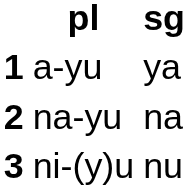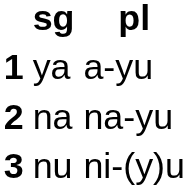columns swapped: (164, 18) <-> (83, 18)
